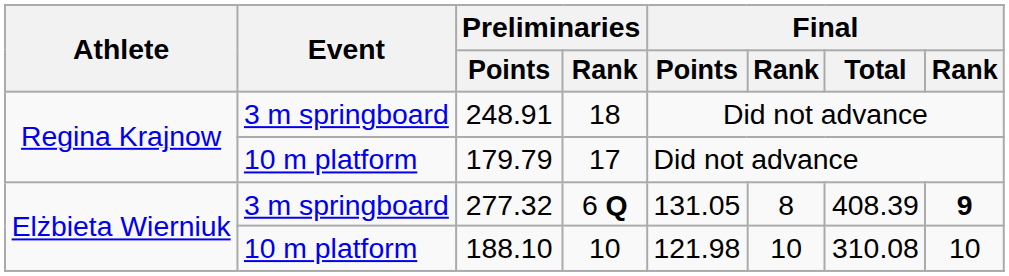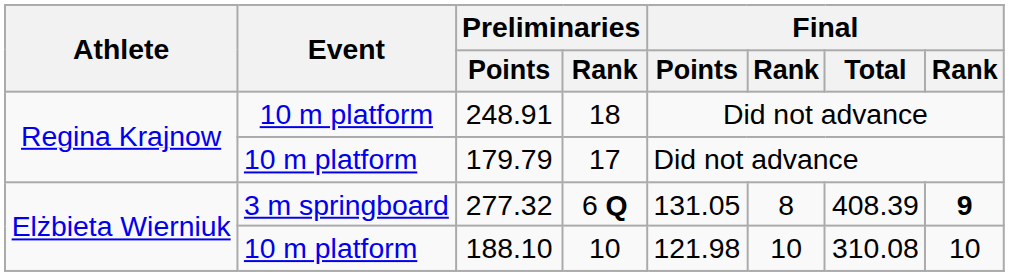(346, 115) 3 m springboard -> (346, 115) 10 m platform
